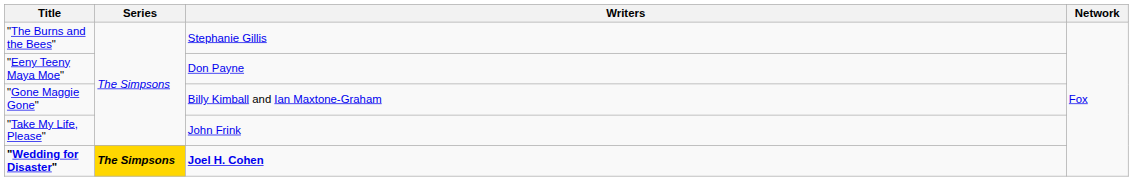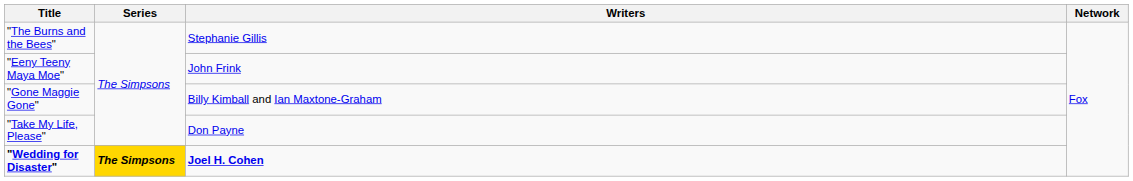(216, 68) Don Payne -> (214, 68) John Frink
(214, 130) John Frink -> (216, 130) Don Payne
